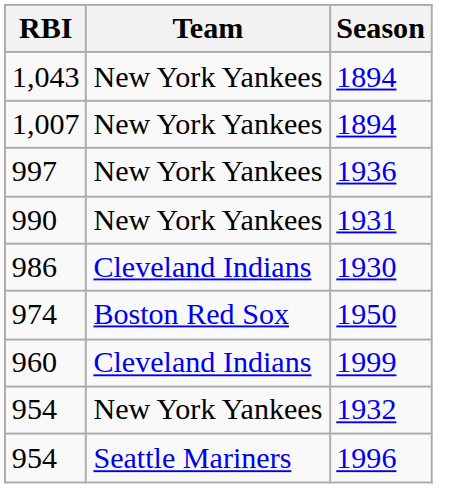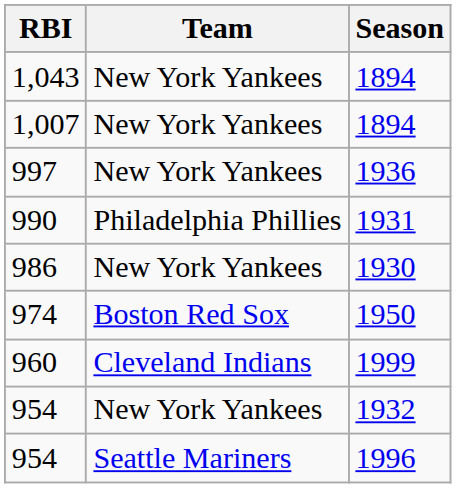(208, 219) New York Yankees -> (217, 219) Philadelphia Phillies
(202, 266) Cleveland Indians -> (208, 266) New York Yankees
